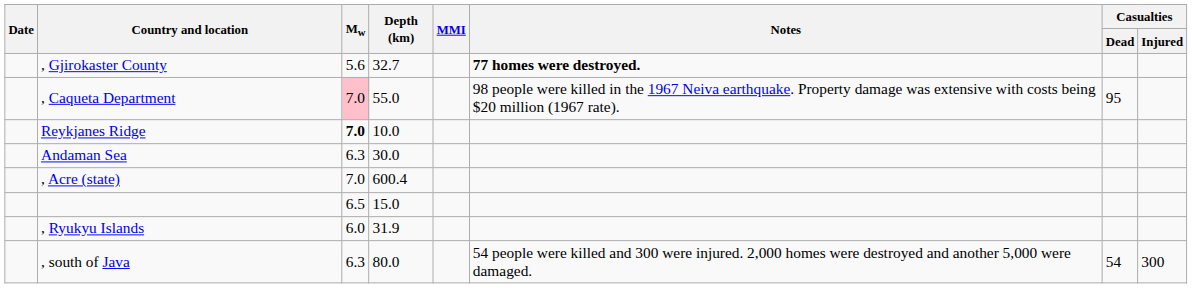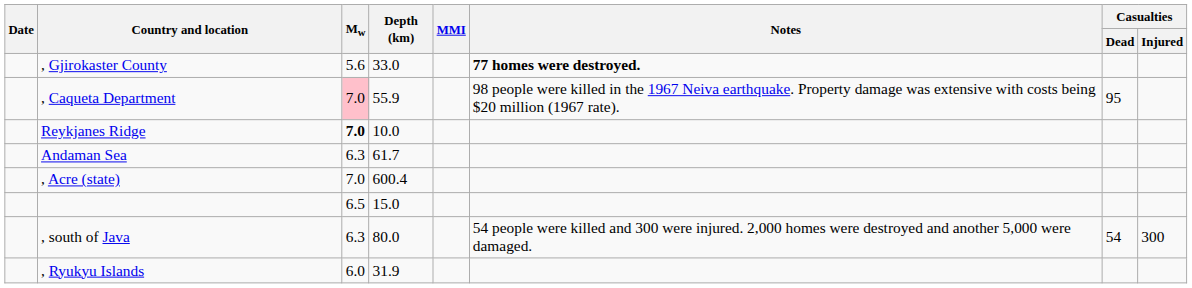(386, 65) 32.7 -> (386, 65) 33.0
(386, 98) 55.0 -> (386, 98) 55.9
(386, 155) 30.0 -> (386, 155) 61.7
rows swapped: (85, 261) <-> (93, 228)
